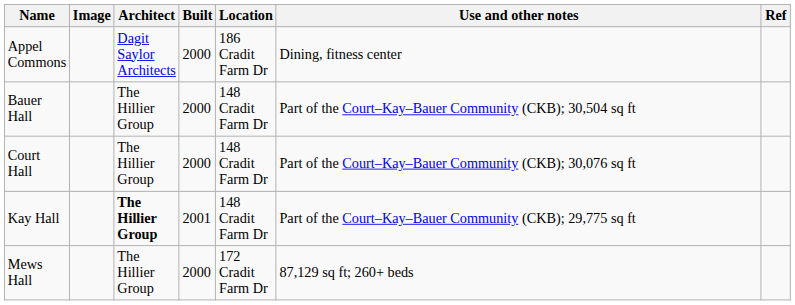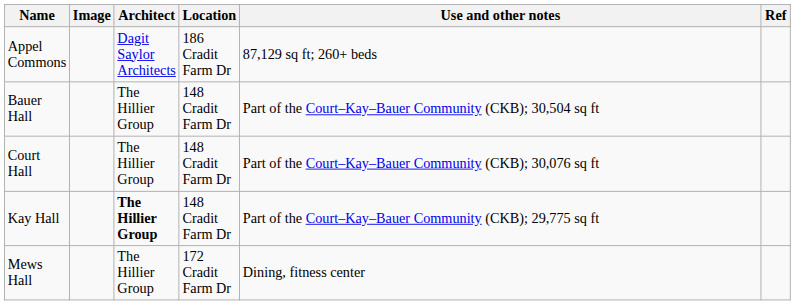- column: (197, 15)
(341, 54) Dining, fitness center -> (310, 54) 87,129 sq ft; 260+ beds
(347, 272) 87,129 sq ft; 260+ beds -> (304, 272) Dining, fitness center
